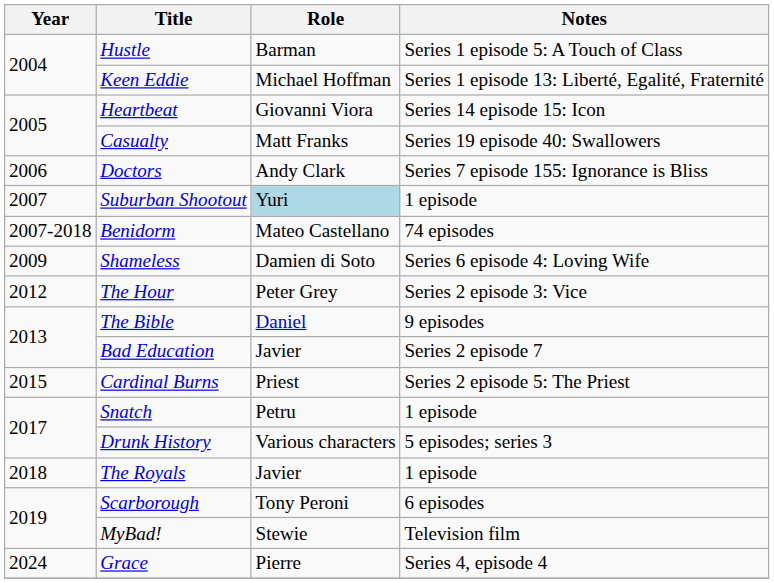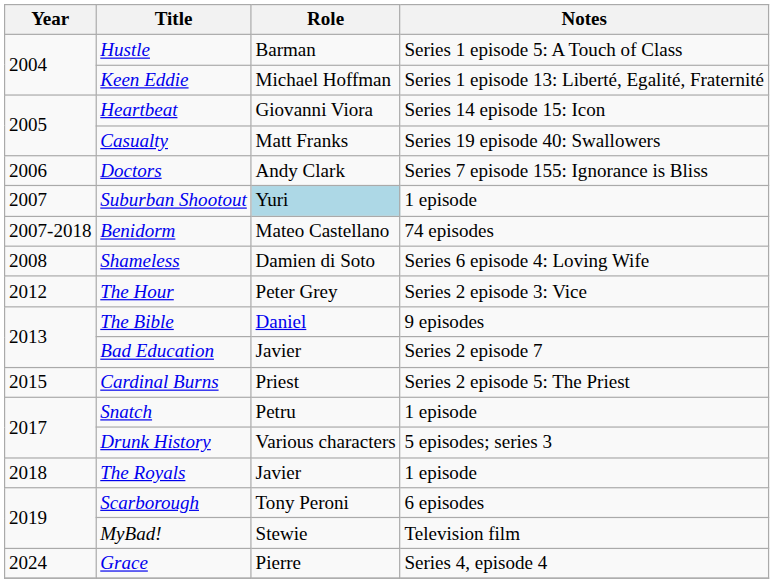(28, 261) 2009 -> (28, 261) 2008
